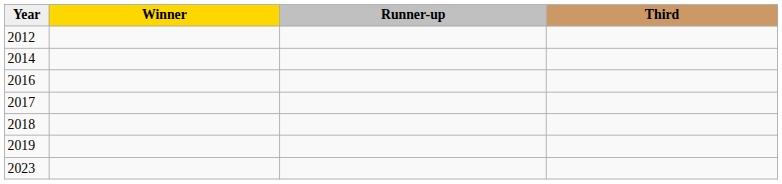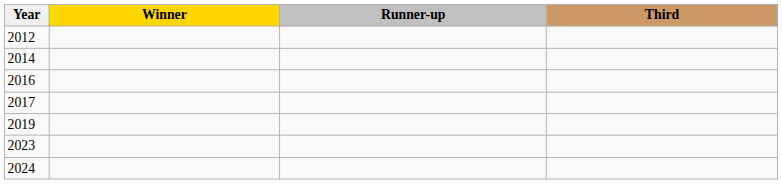- row: (21, 124)
+ row: (21, 168)
